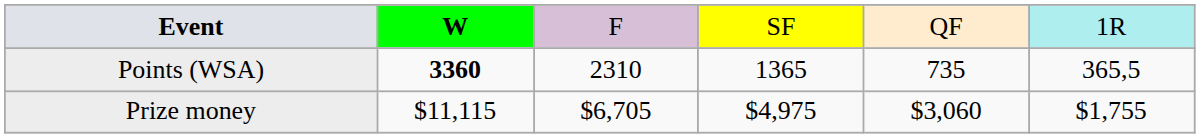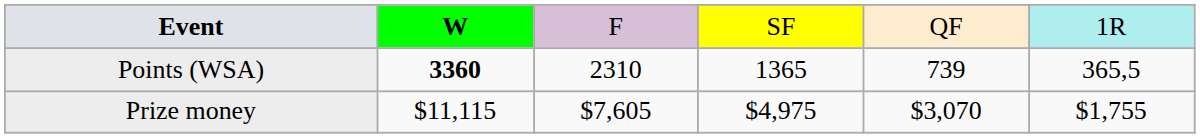(946, 69) 735 -> (946, 69) 739
(616, 111) $6,705 -> (616, 111) $7,605
(946, 111) $3,060 -> (946, 111) $3,070
